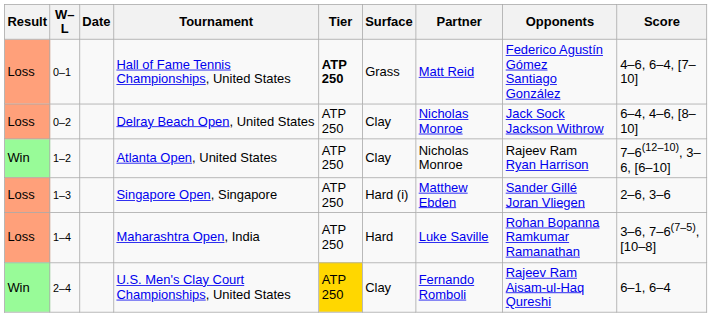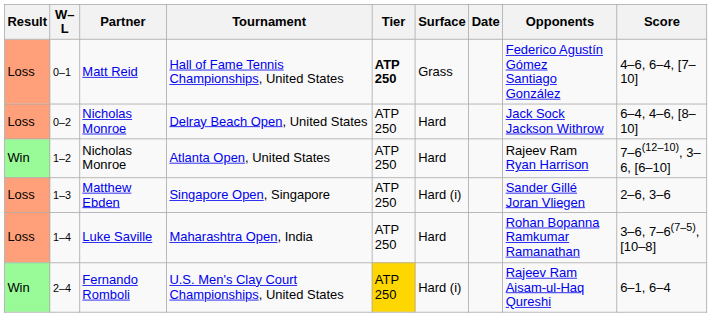columns swapped: (96, 22) <-> (459, 22)
(378, 121) Clay -> (432, 121) Hard
(378, 158) Clay -> (432, 158) Hard
(378, 287) Clay -> (440, 287) Hard (i)
